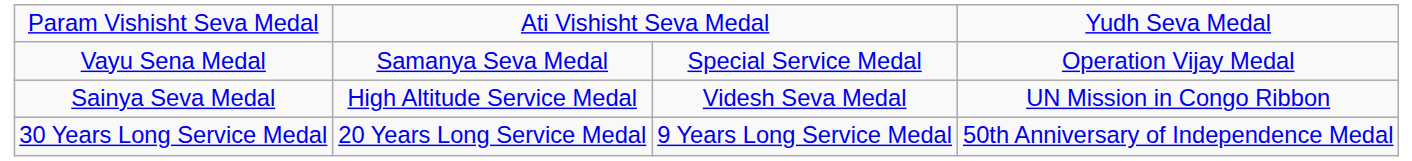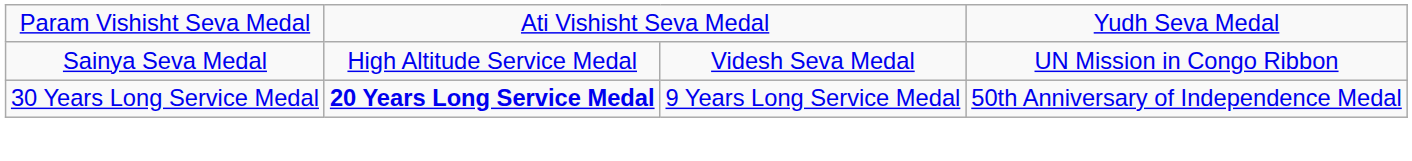- row: (173, 60)
(492, 135) normal -> (492, 98) bold
